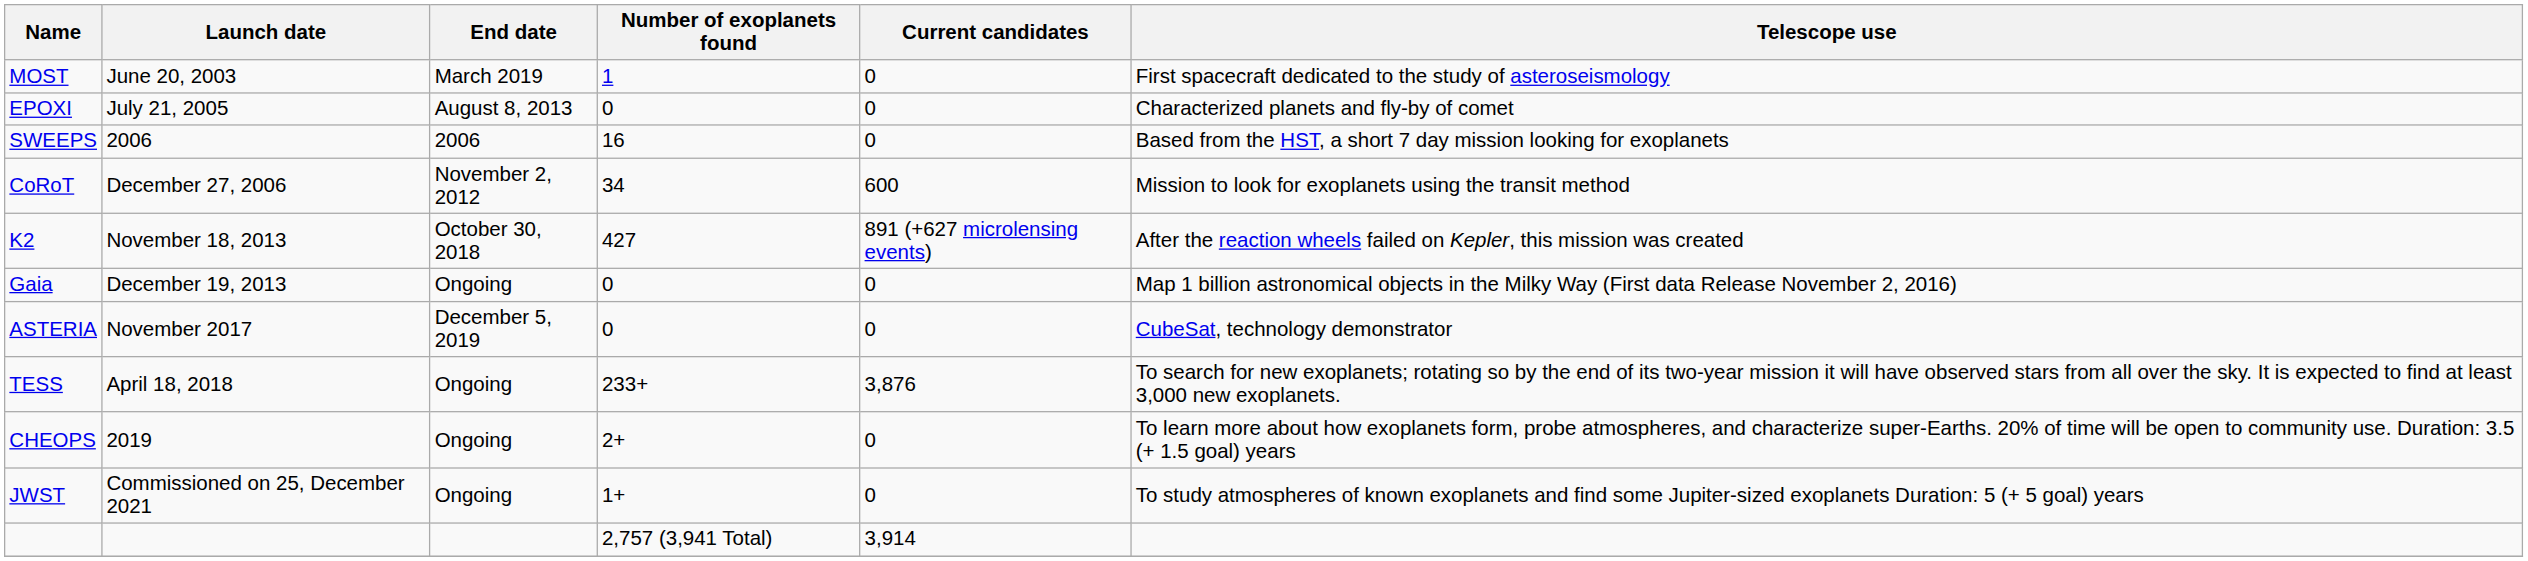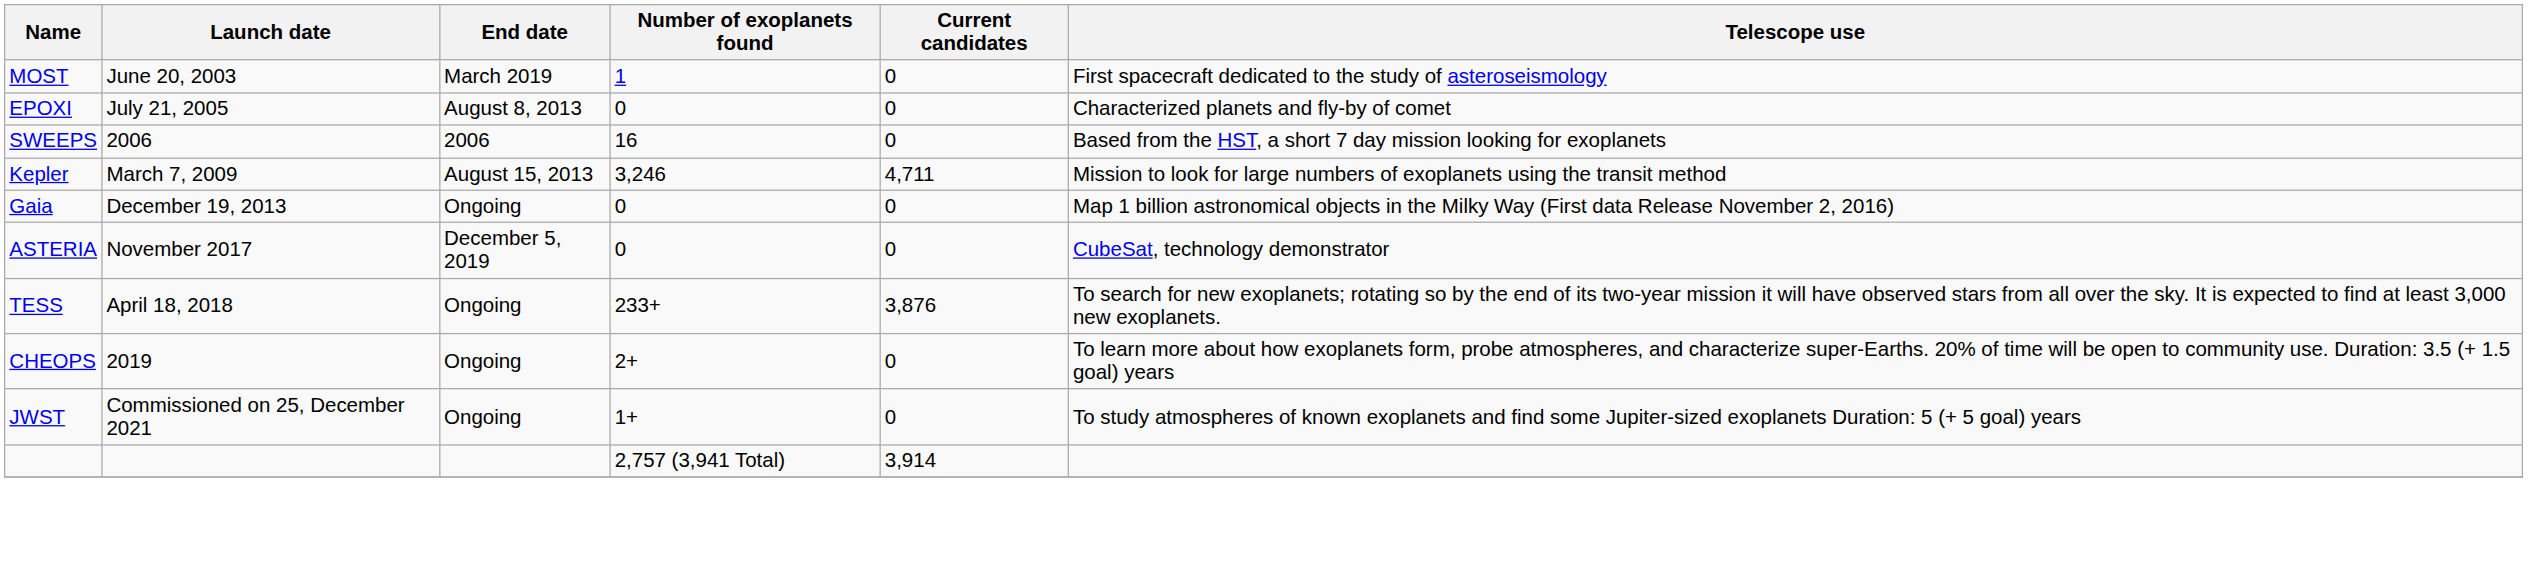- row: (42, 185)
+ row: (39, 173)
- row: (22, 240)
